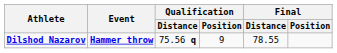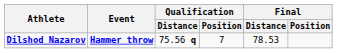(222, 40) 9 -> (222, 40) 7
(266, 40) 78.55 -> (266, 40) 78.53
